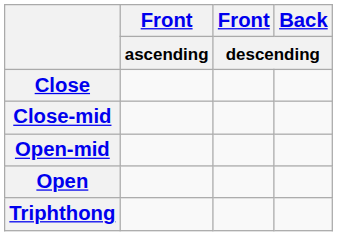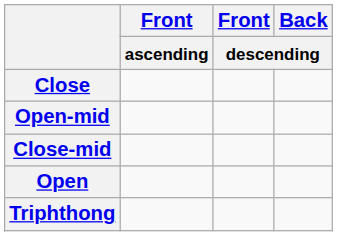rows swapped: (62, 117) <-> (62, 149)
